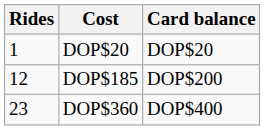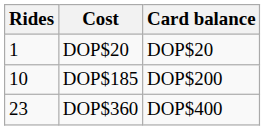(18, 79) 12 -> (18, 79) 10
